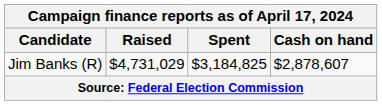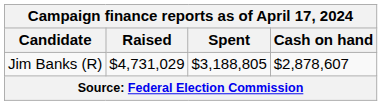(229, 64) $3,184,825 -> (229, 64) $3,188,805
